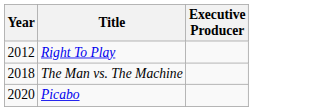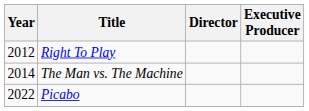+ column: (213, 22)
(21, 73) 2018 -> (21, 73) 2014
(21, 95) 2020 -> (21, 95) 2022
